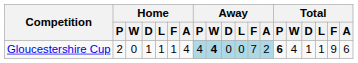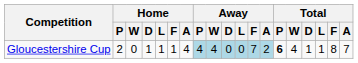(214, 49) bold -> (214, 49) normal
(334, 49) 9 -> (334, 49) 8
(347, 49) 6 -> (347, 49) 7
